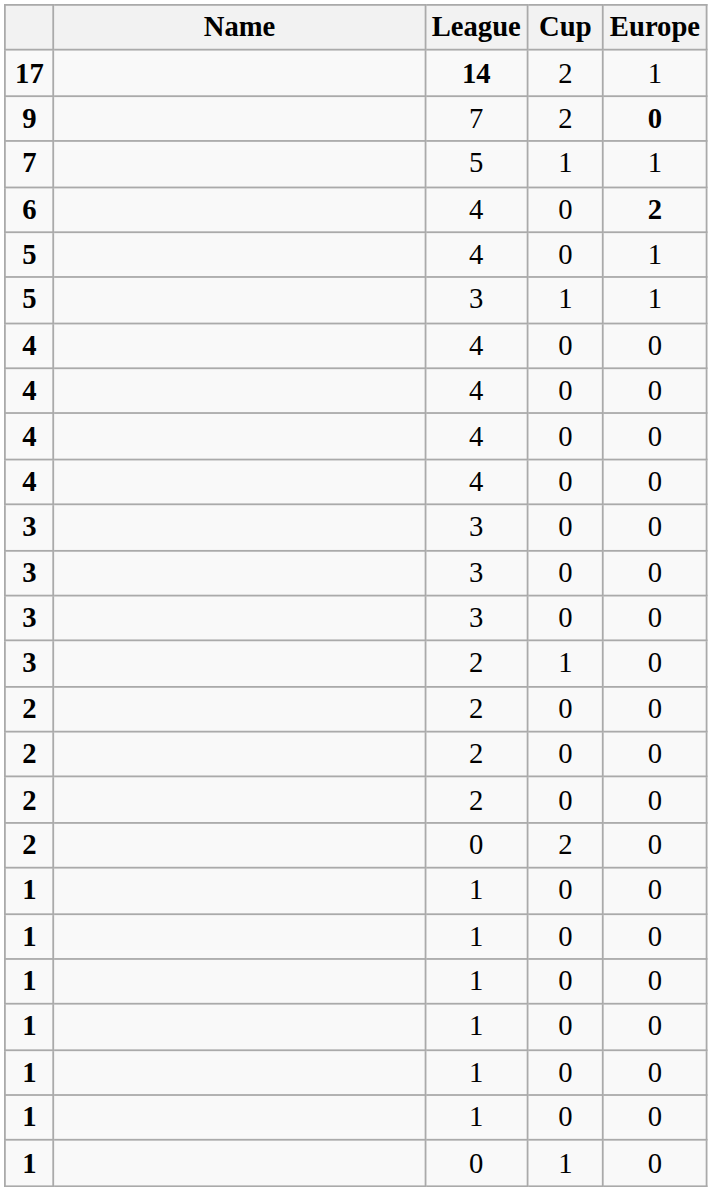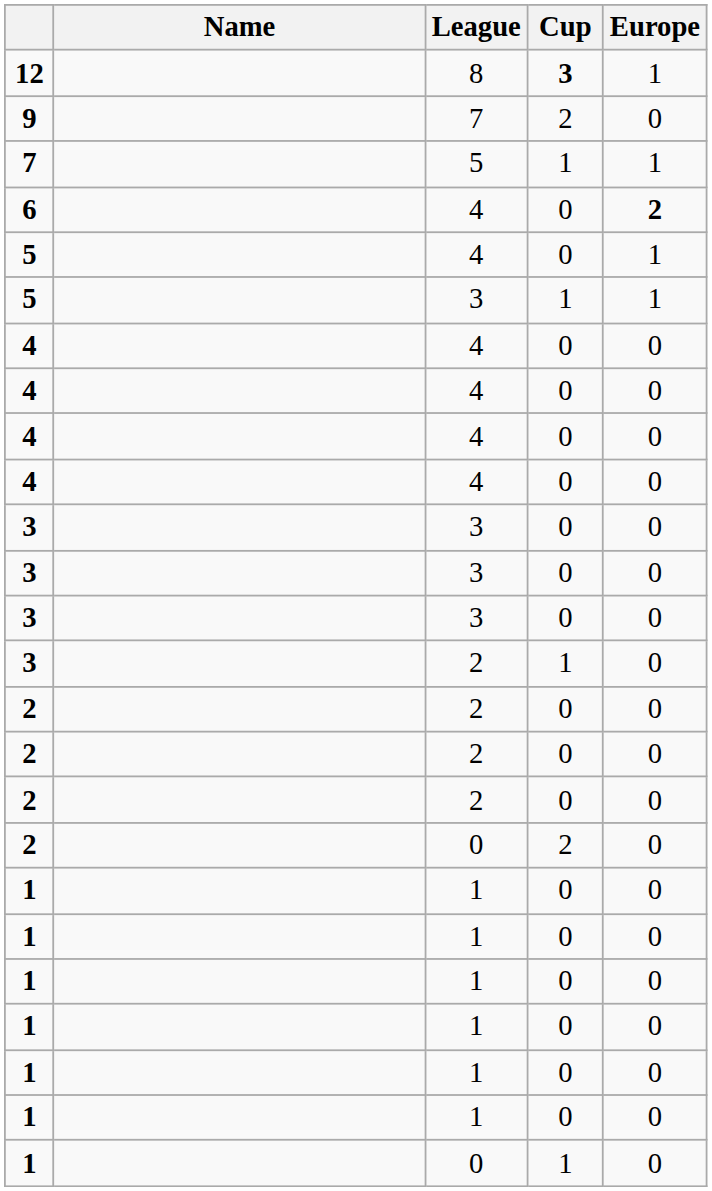- row: (29, 72)
+ row: (29, 72)
(655, 118) bold -> (655, 118) normal
